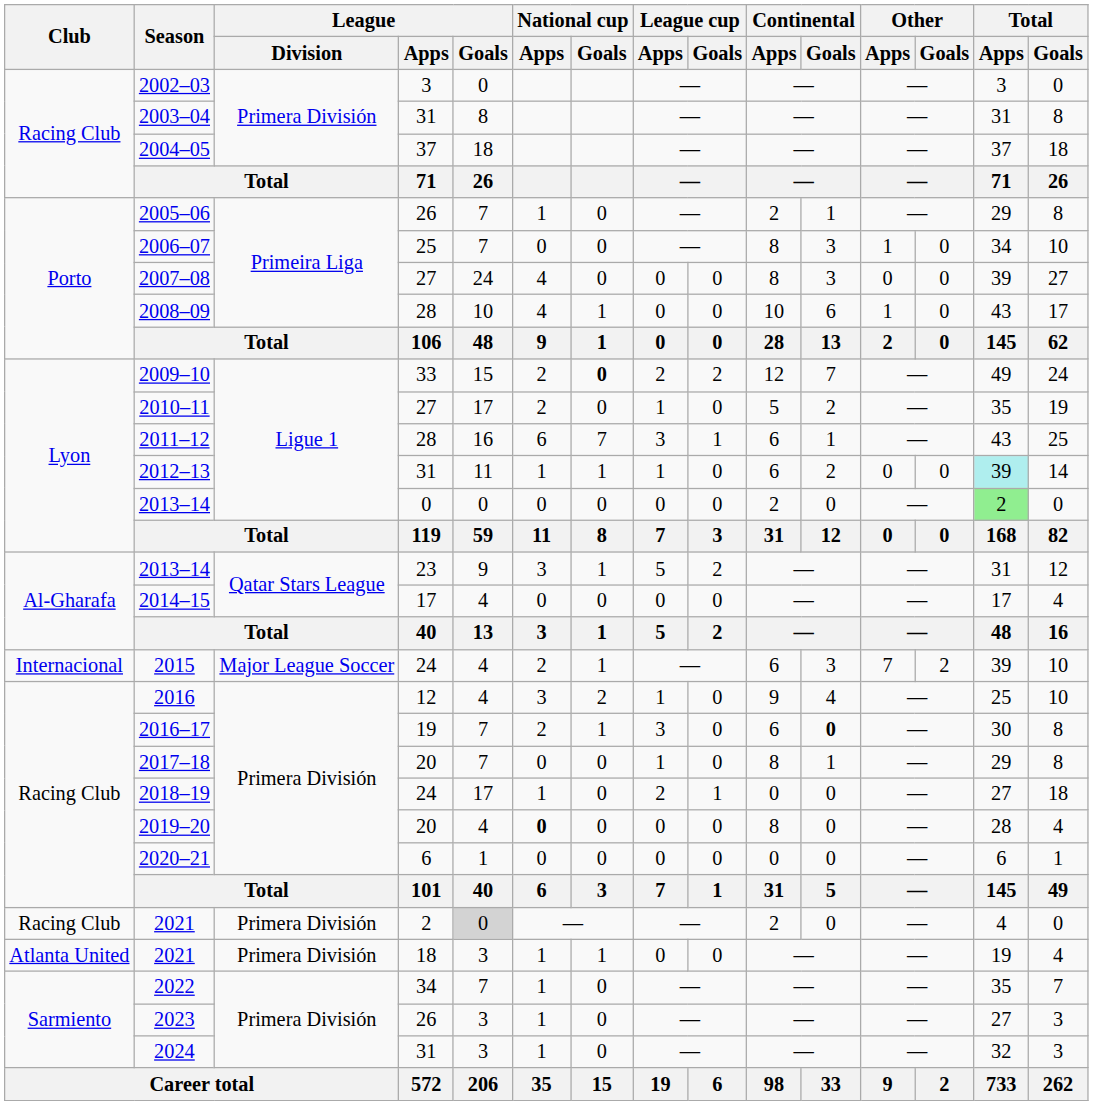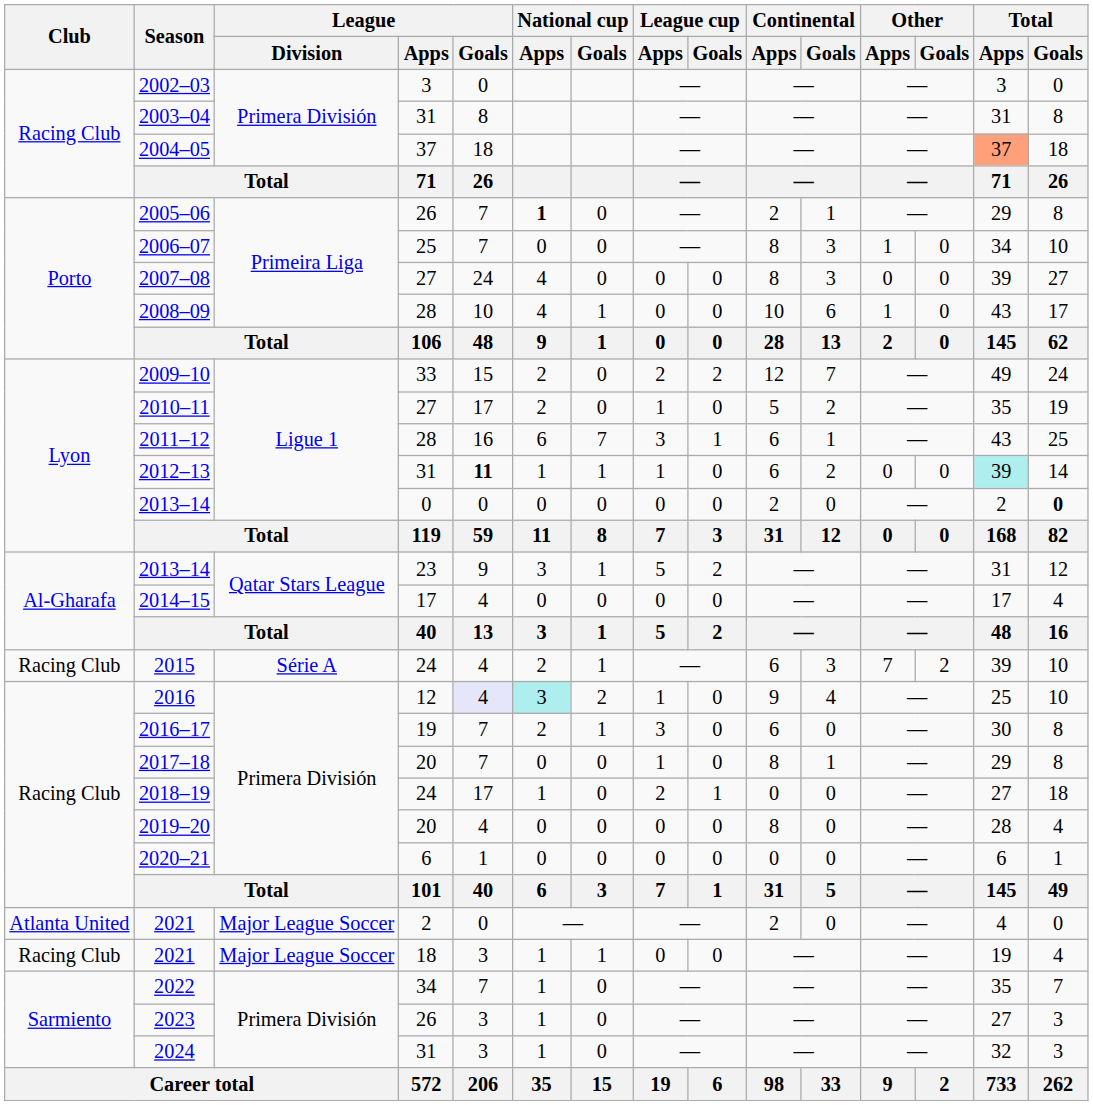(1001, 149) no background -> (1001, 149) lightsalmon background
(542, 213) normal -> (542, 213) bold
(602, 375) bold -> (602, 375) normal
(483, 471) normal -> (483, 471) bold
(1001, 504) lightgreen background -> (1001, 504) no background
(1058, 504) normal -> (1058, 504) bold
(69, 665) Internacional -> (69, 665) Racing Club
(307, 665) Major League Soccer -> (307, 665) Série A
(483, 697) no background -> (483, 697) lavender background
(542, 697) no background -> (542, 697) paleturquoise background
(831, 729) bold -> (831, 729) normal
(542, 826) bold -> (542, 826) normal
(69, 922) Racing Club -> (69, 922) Atlanta United
(307, 922) Primera División -> (307, 922) Major League Soccer
(483, 922) lightgrey background -> (483, 922) no background
(69, 955) Atlanta United -> (69, 955) Racing Club
(307, 955) Primera División -> (307, 955) Major League Soccer
